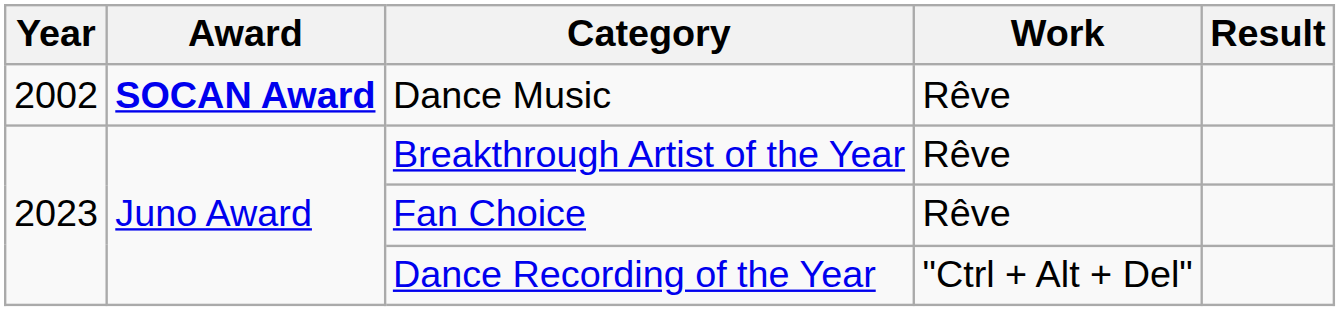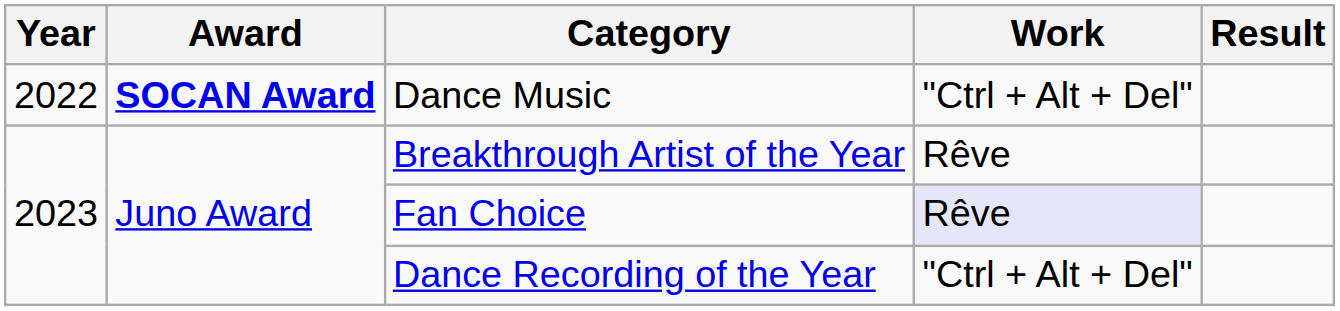(56, 94) 2002 -> (56, 94) 2022
(967, 94) Rêve -> (1058, 94) "Ctrl + Alt + Del"
(967, 214) no background -> (967, 214) lavender background
